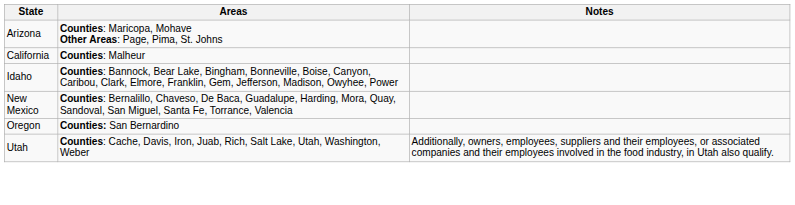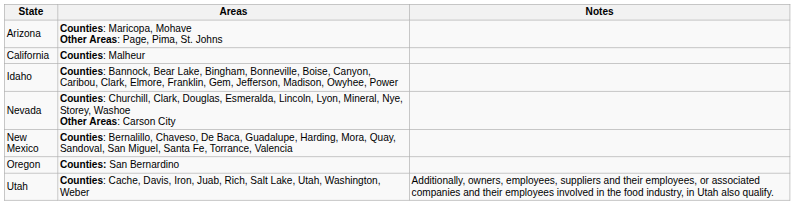+ row: (24, 110)
